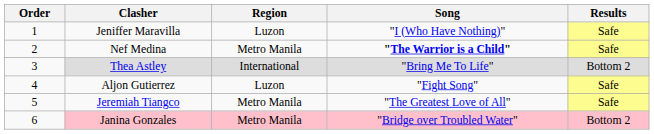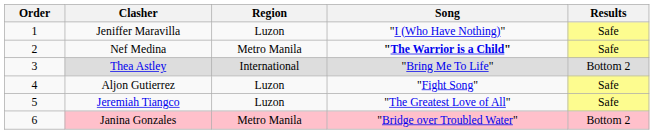(269, 102) Metro Manila -> (269, 102) Luzon
